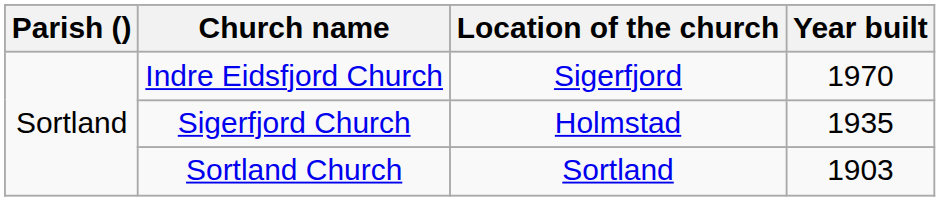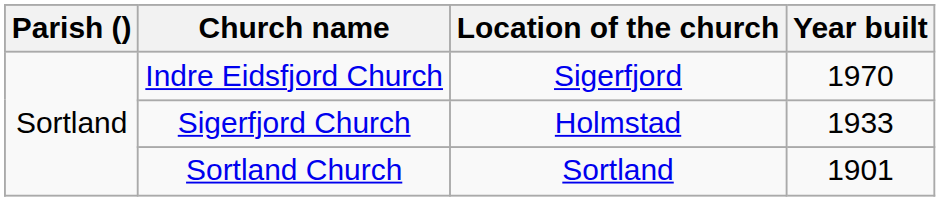(860, 123) 1935 -> (860, 123) 1933
(860, 170) 1903 -> (860, 170) 1901
